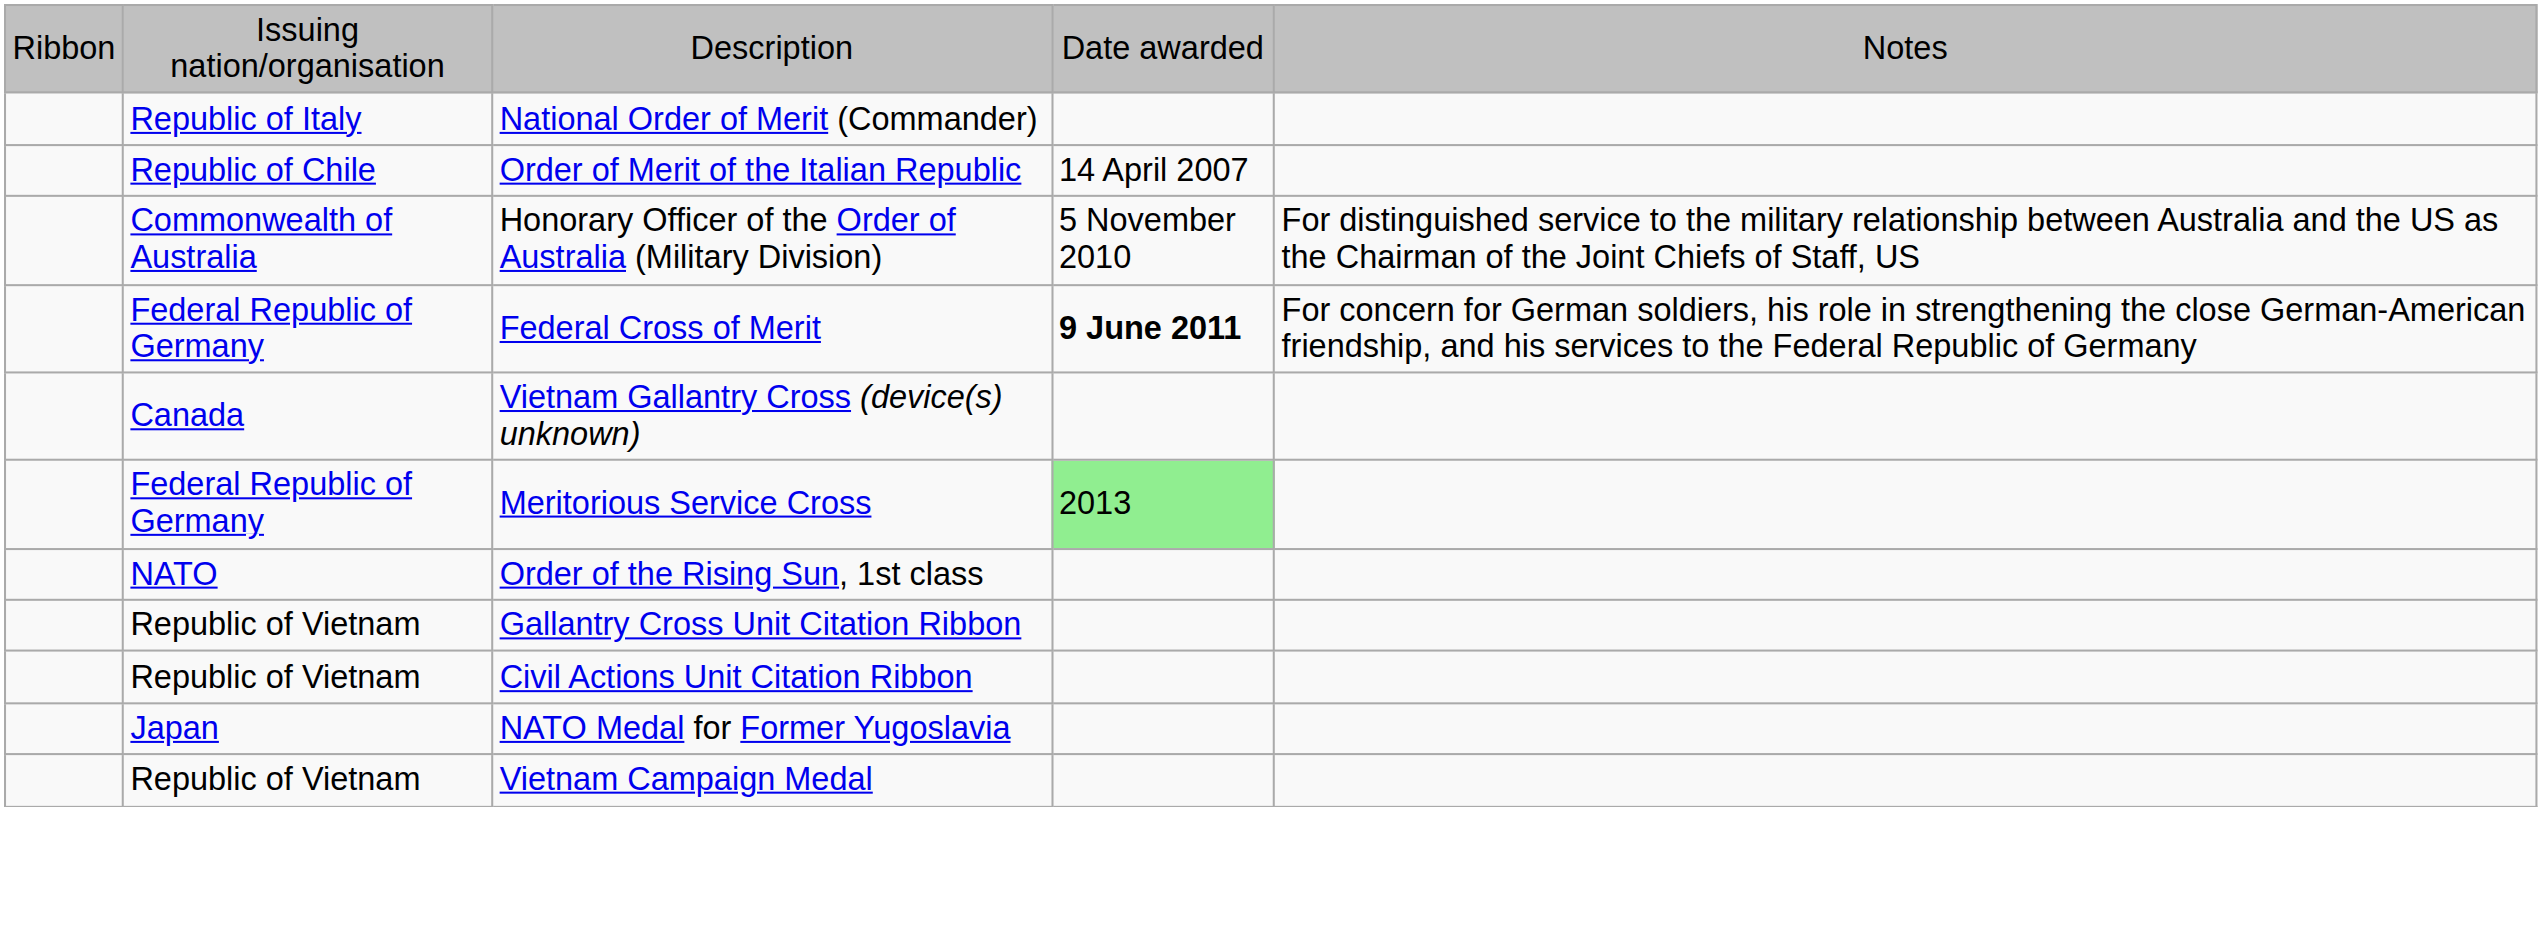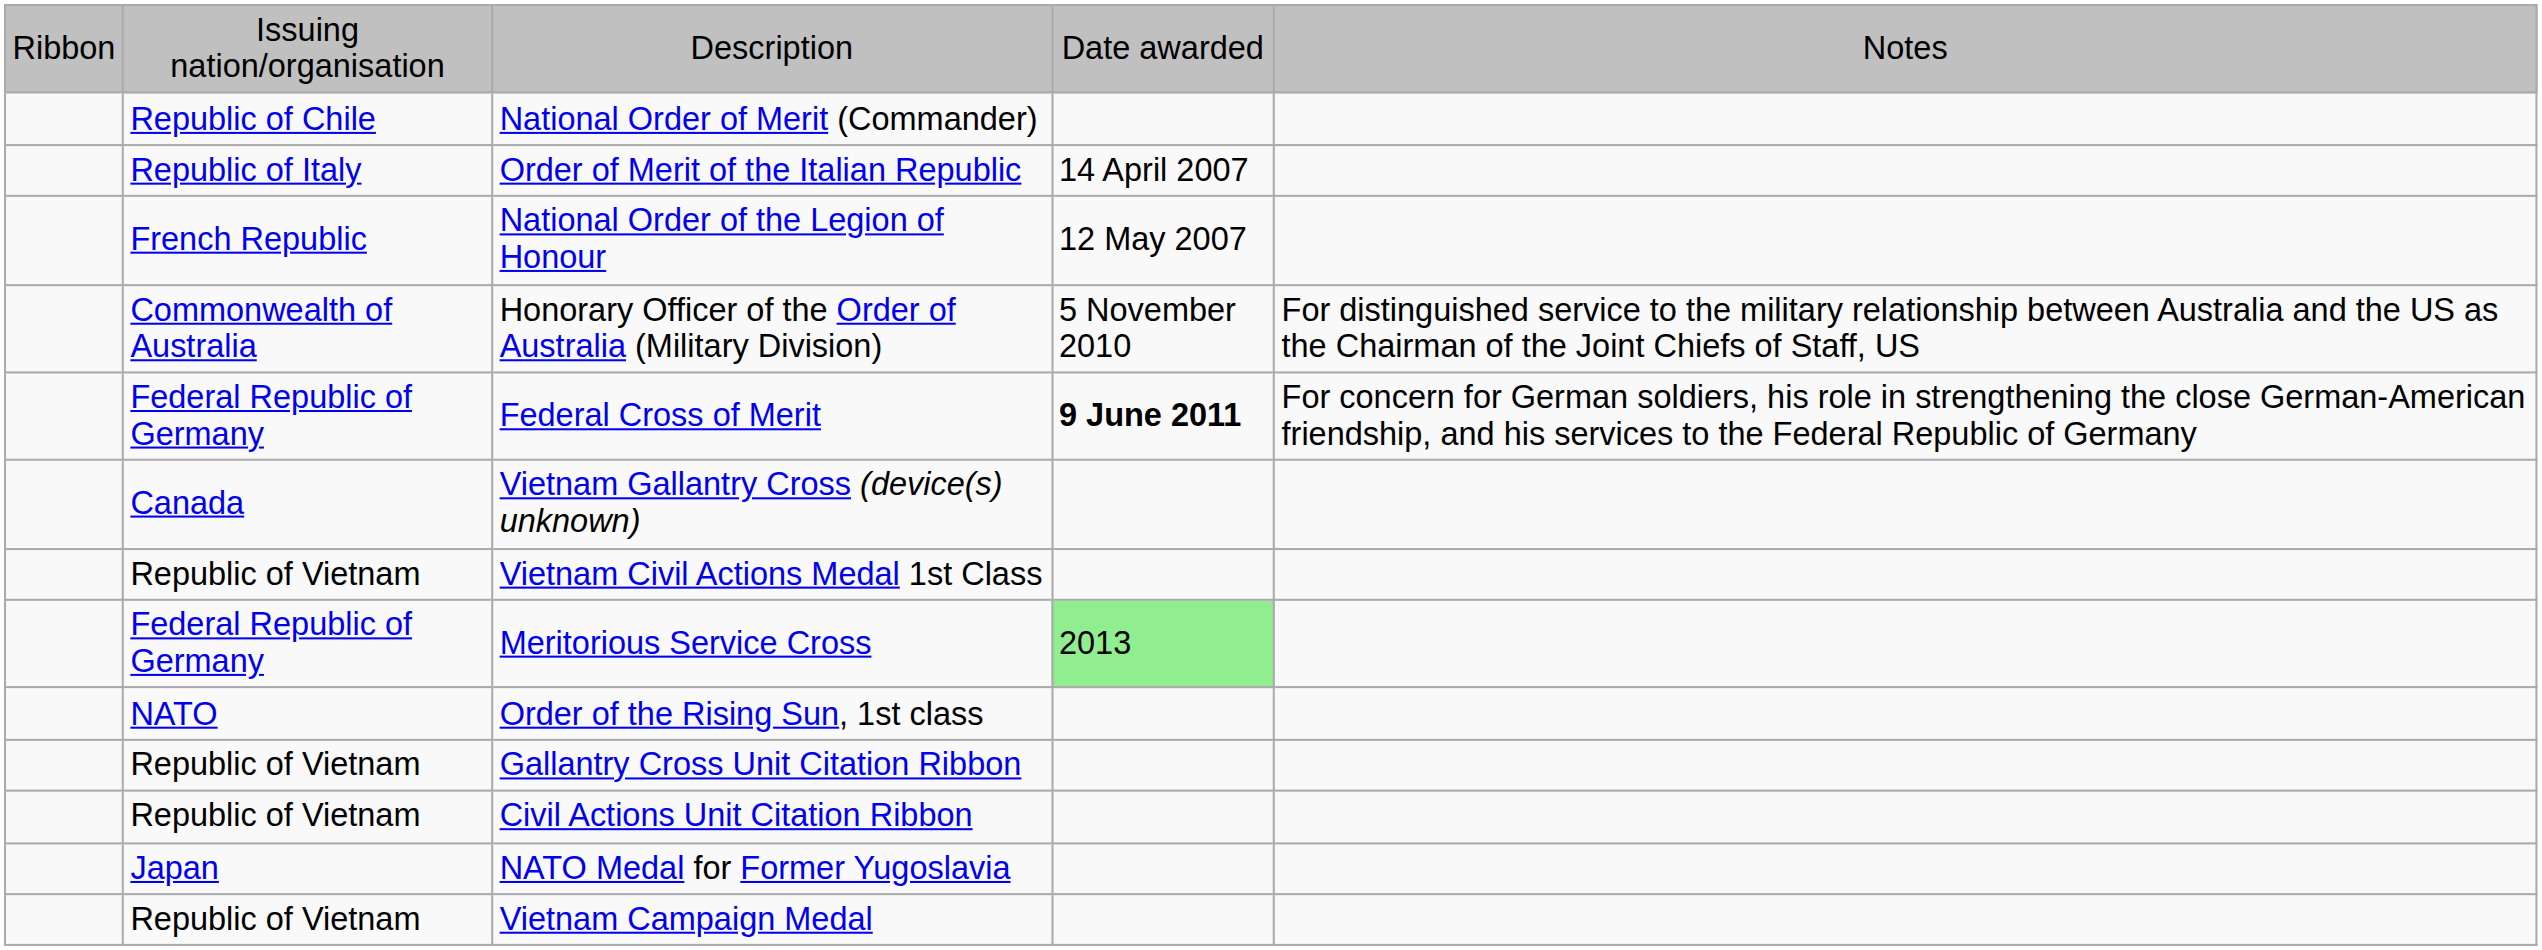(246, 118) Republic of Italy -> (253, 118) Republic of Chile
(253, 169) Republic of Chile -> (246, 169) Republic of Italy
+ row: (722, 239)
+ row: (771, 573)
